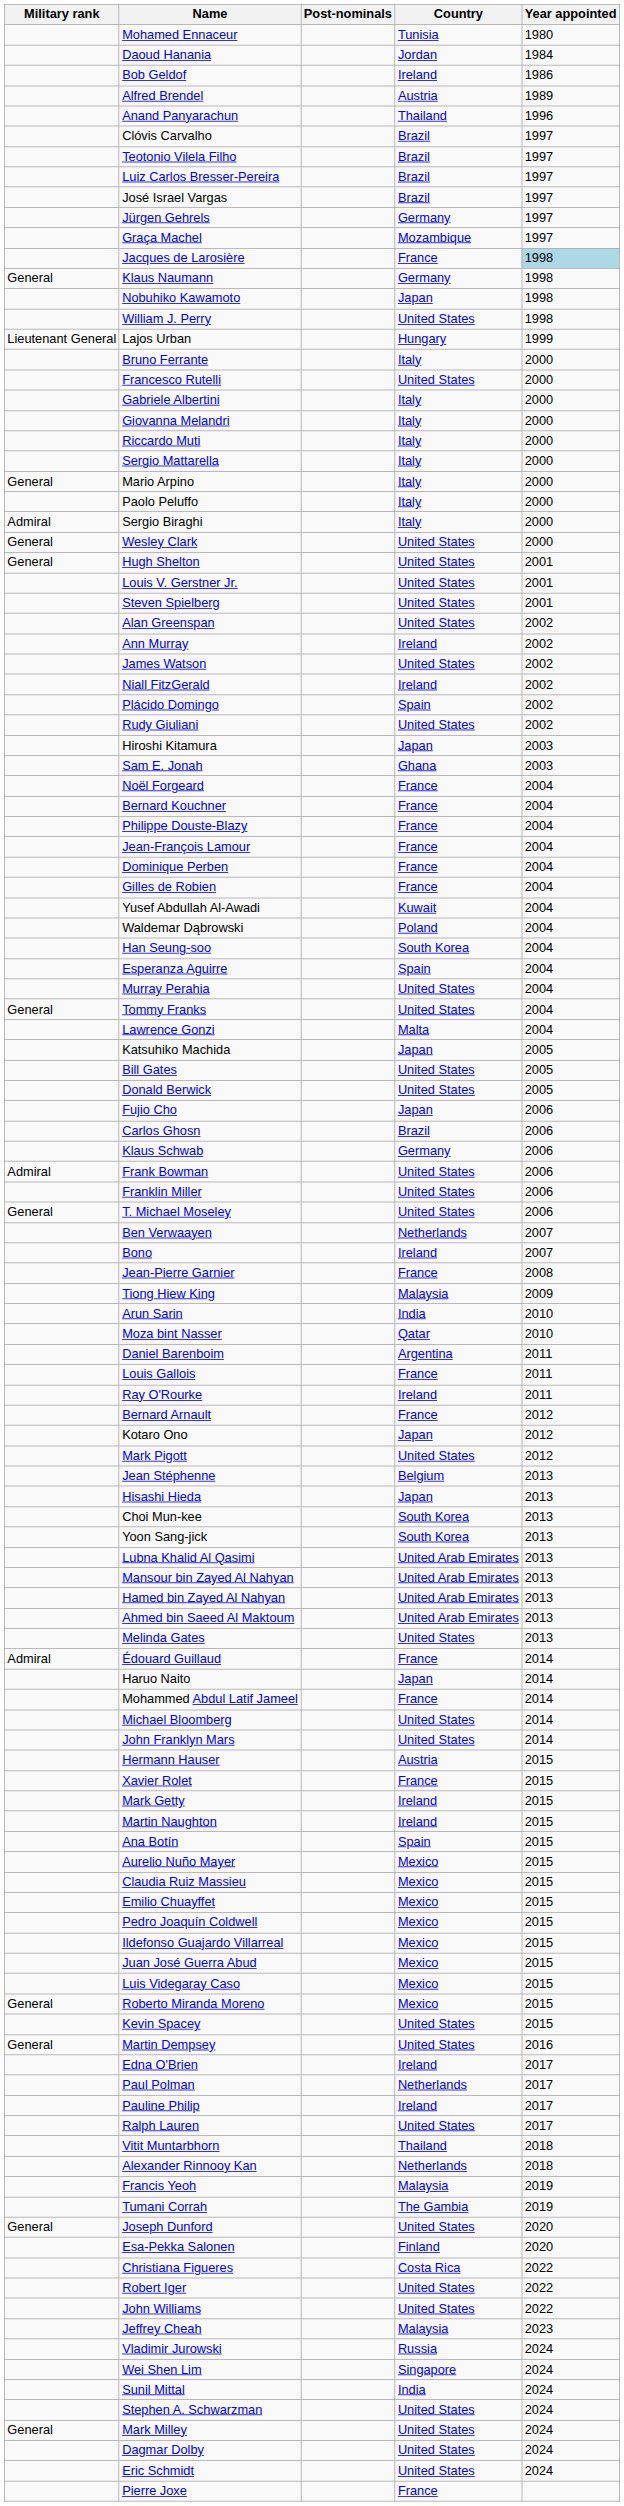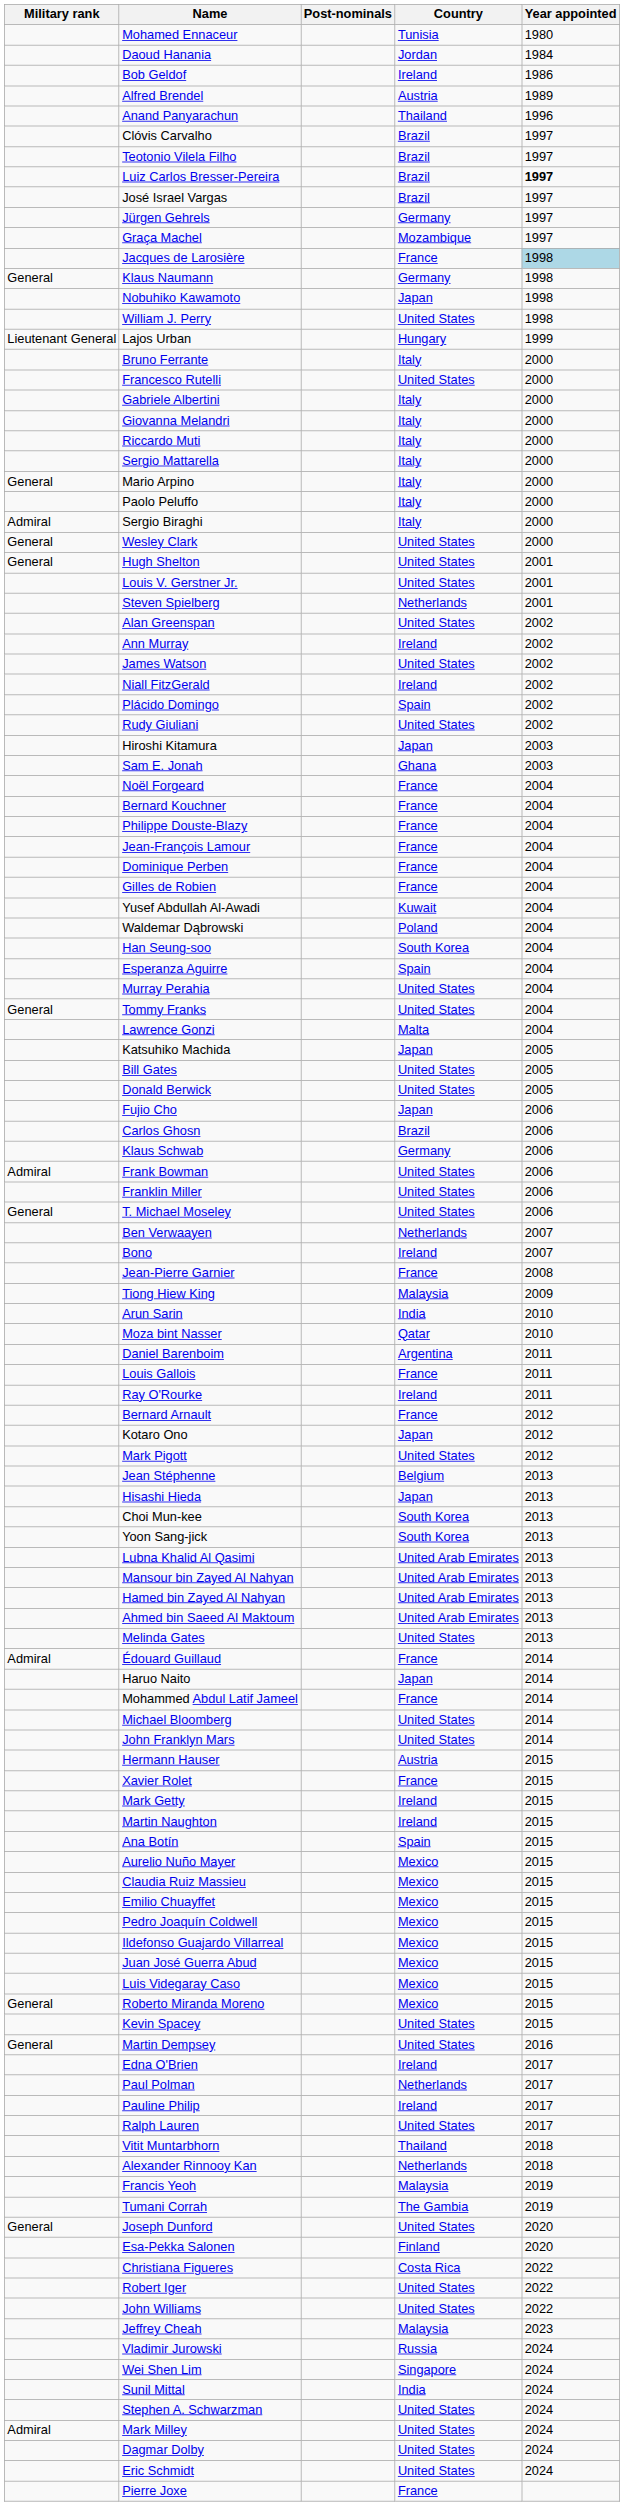(539, 177) normal -> (539, 177) bold
(436, 603) United States -> (432, 603) Netherlands
(30, 2430) General -> (29, 2430) Admiral
